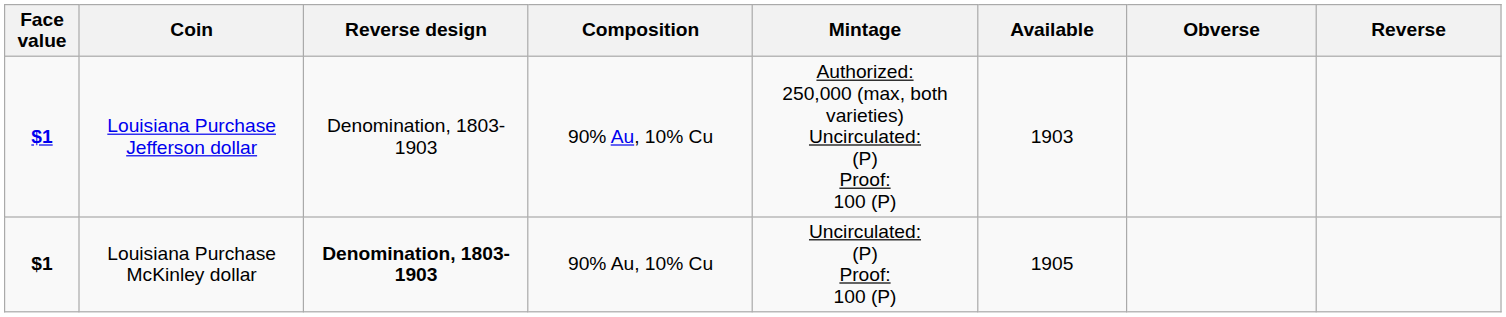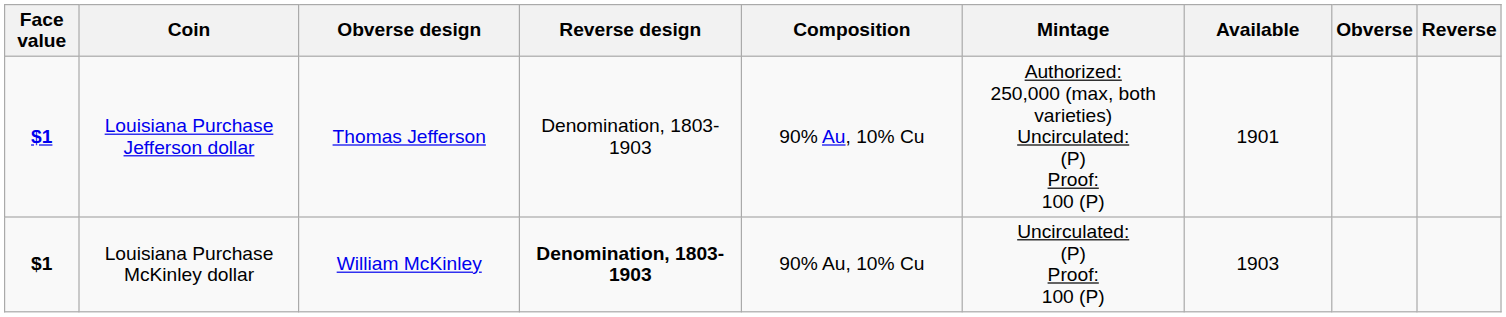+ column: (409, 30)
(1052, 136) 1903 -> (1258, 136) 1901
(1052, 264) 1905 -> (1258, 264) 1903
